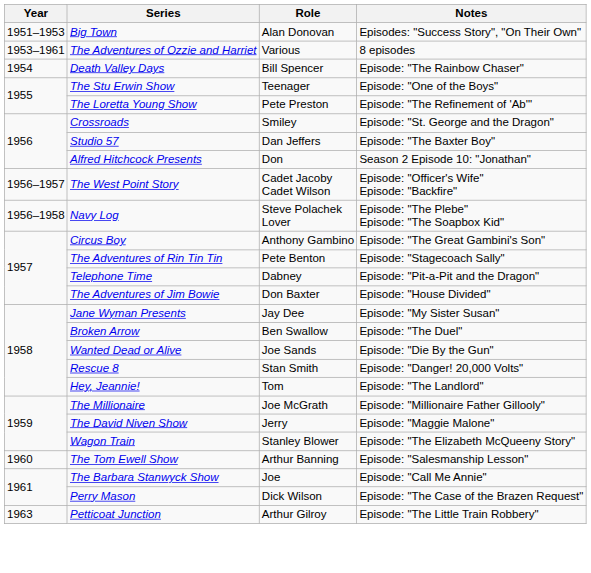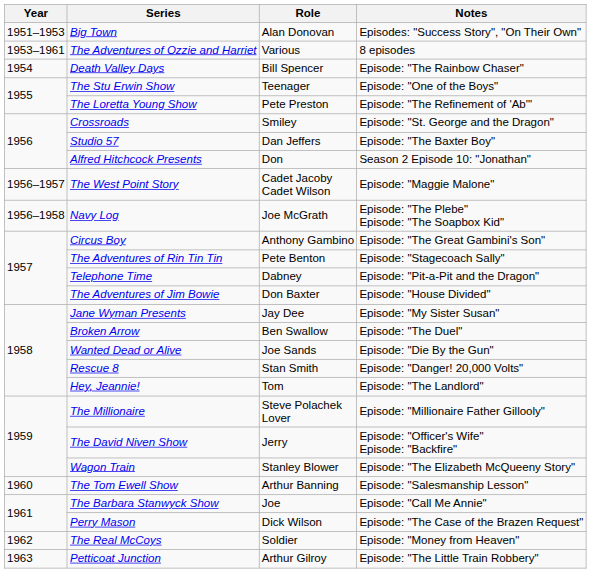(421, 184) Episode: "Officer's Wife" Episode: "Backfire" -> (427, 184) Episode: "Maggie Malone"
(302, 215) Steve Polachek Lover -> (295, 215) Joe McGrath
(295, 404) Joe McGrath -> (302, 411) Steve Polachek Lover
(427, 423) Episode: "Maggie Malone" -> (421, 442) Episode: "Officer's Wife" Episode: "Backfire"
+ row: (116, 540)
